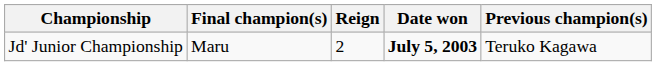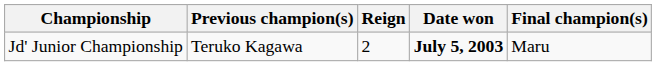columns swapped: (259, 18) <-> (566, 18)
